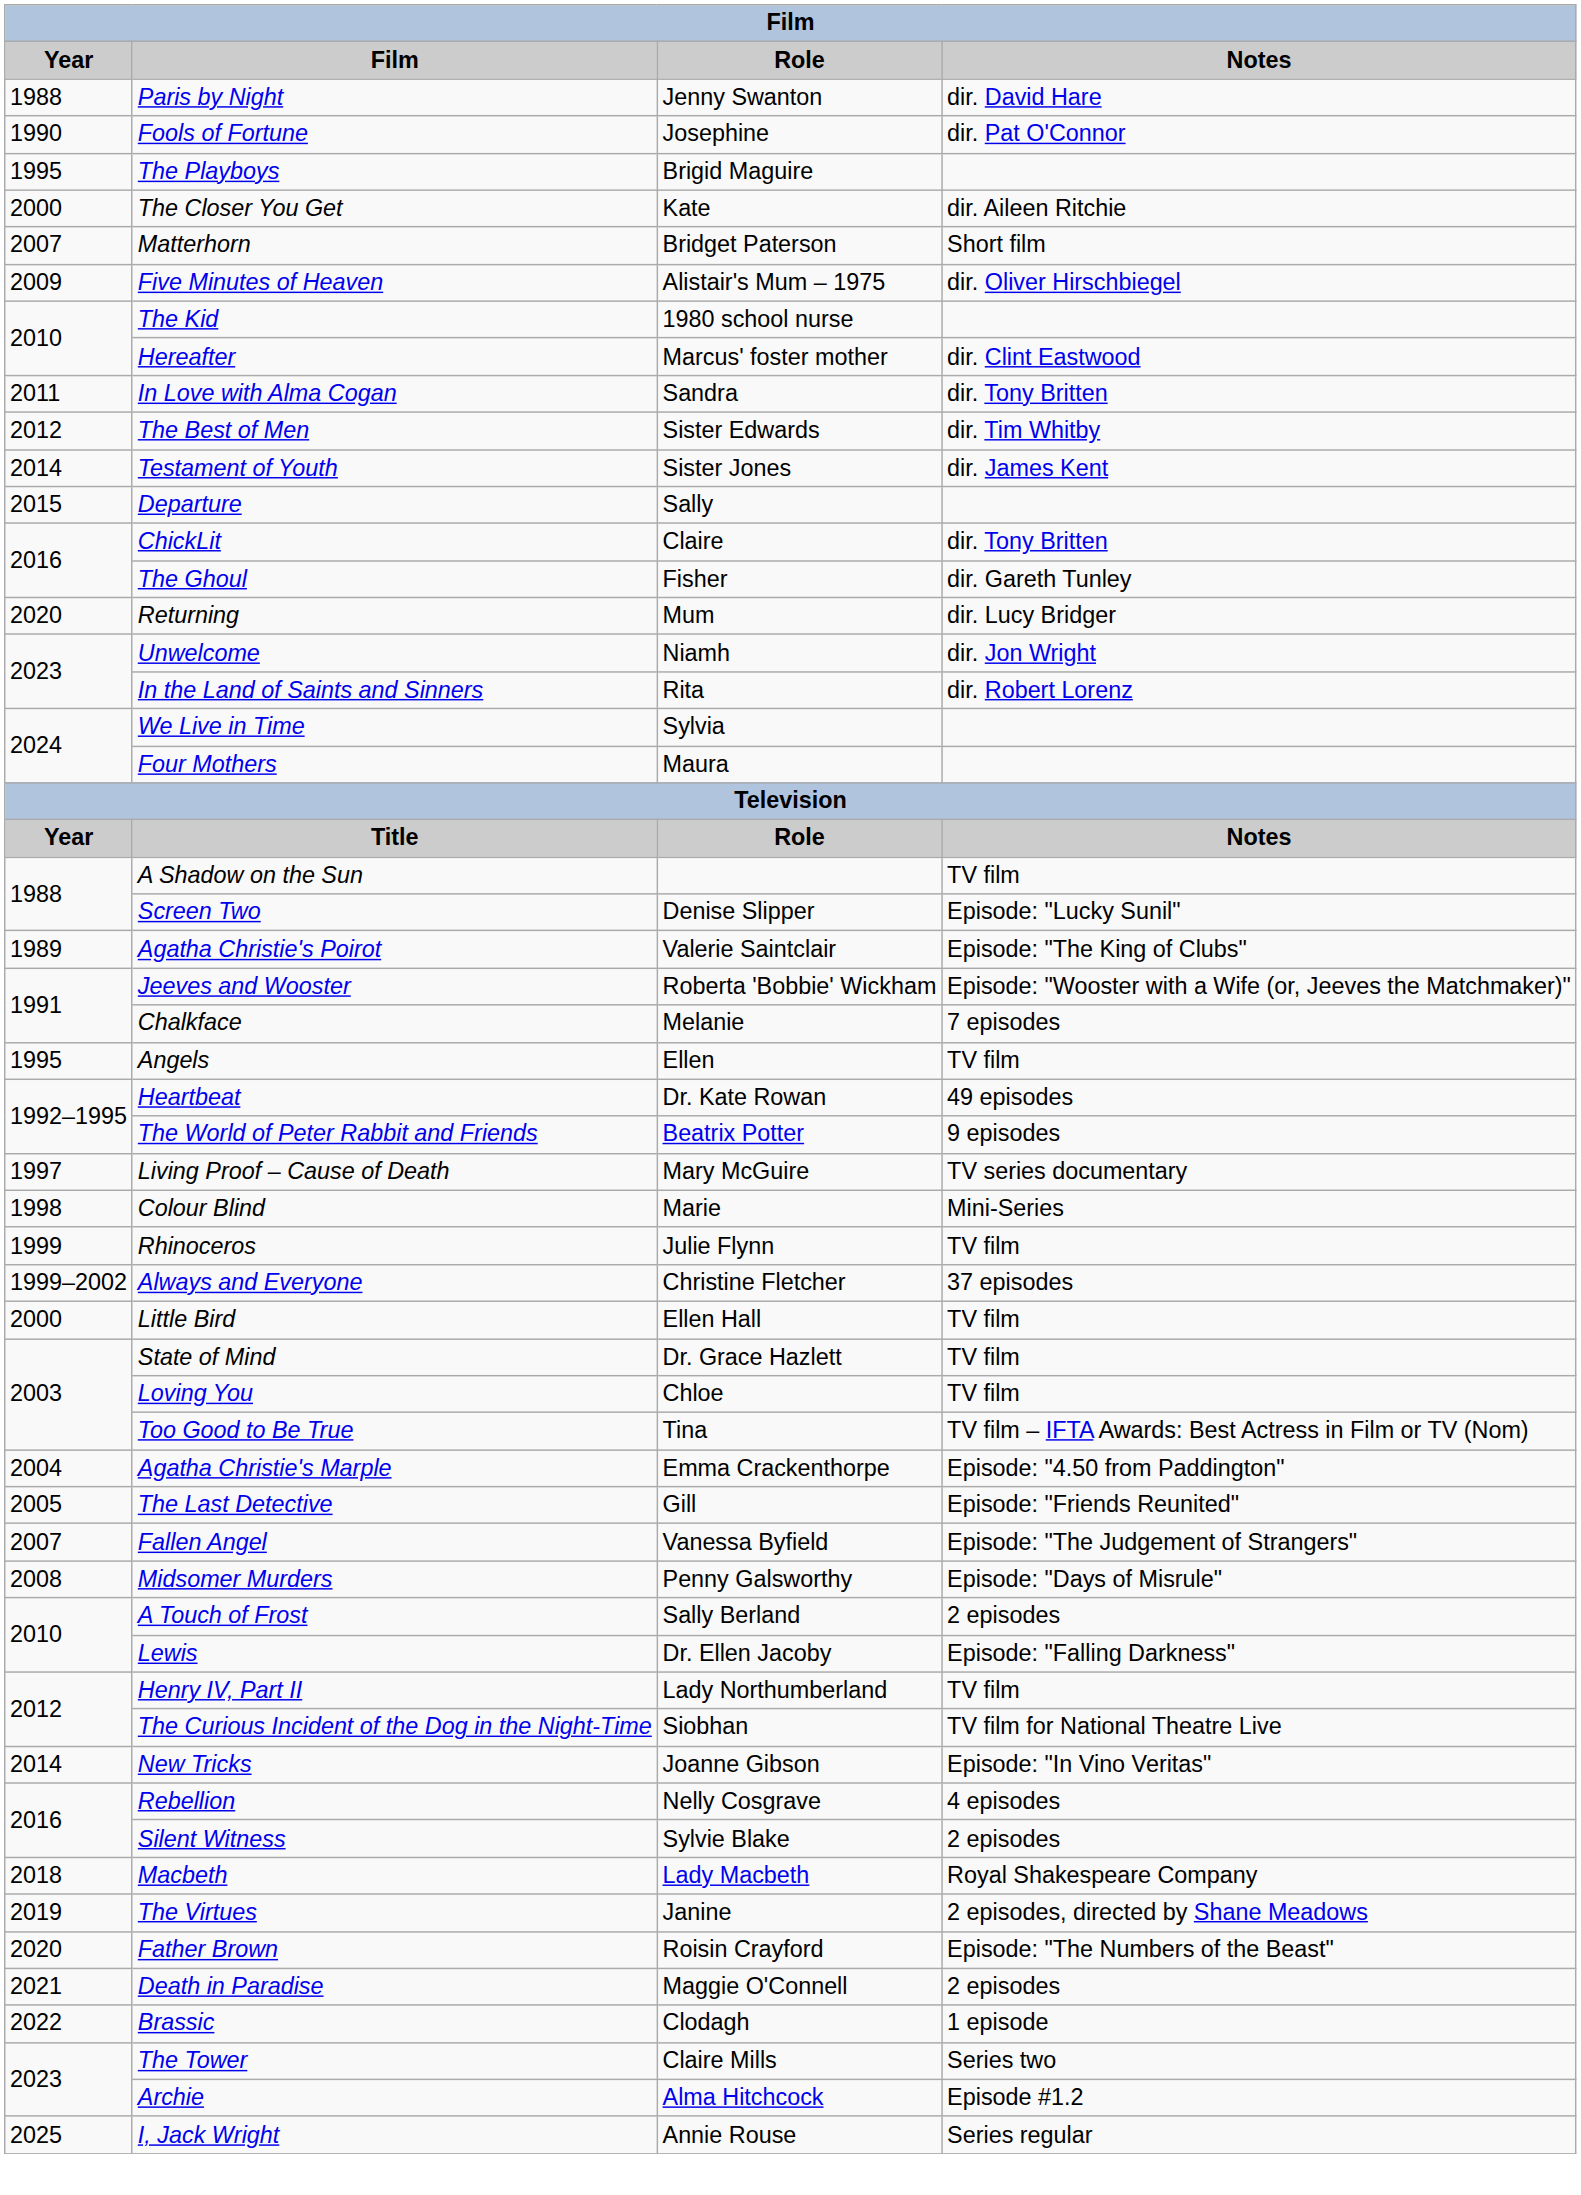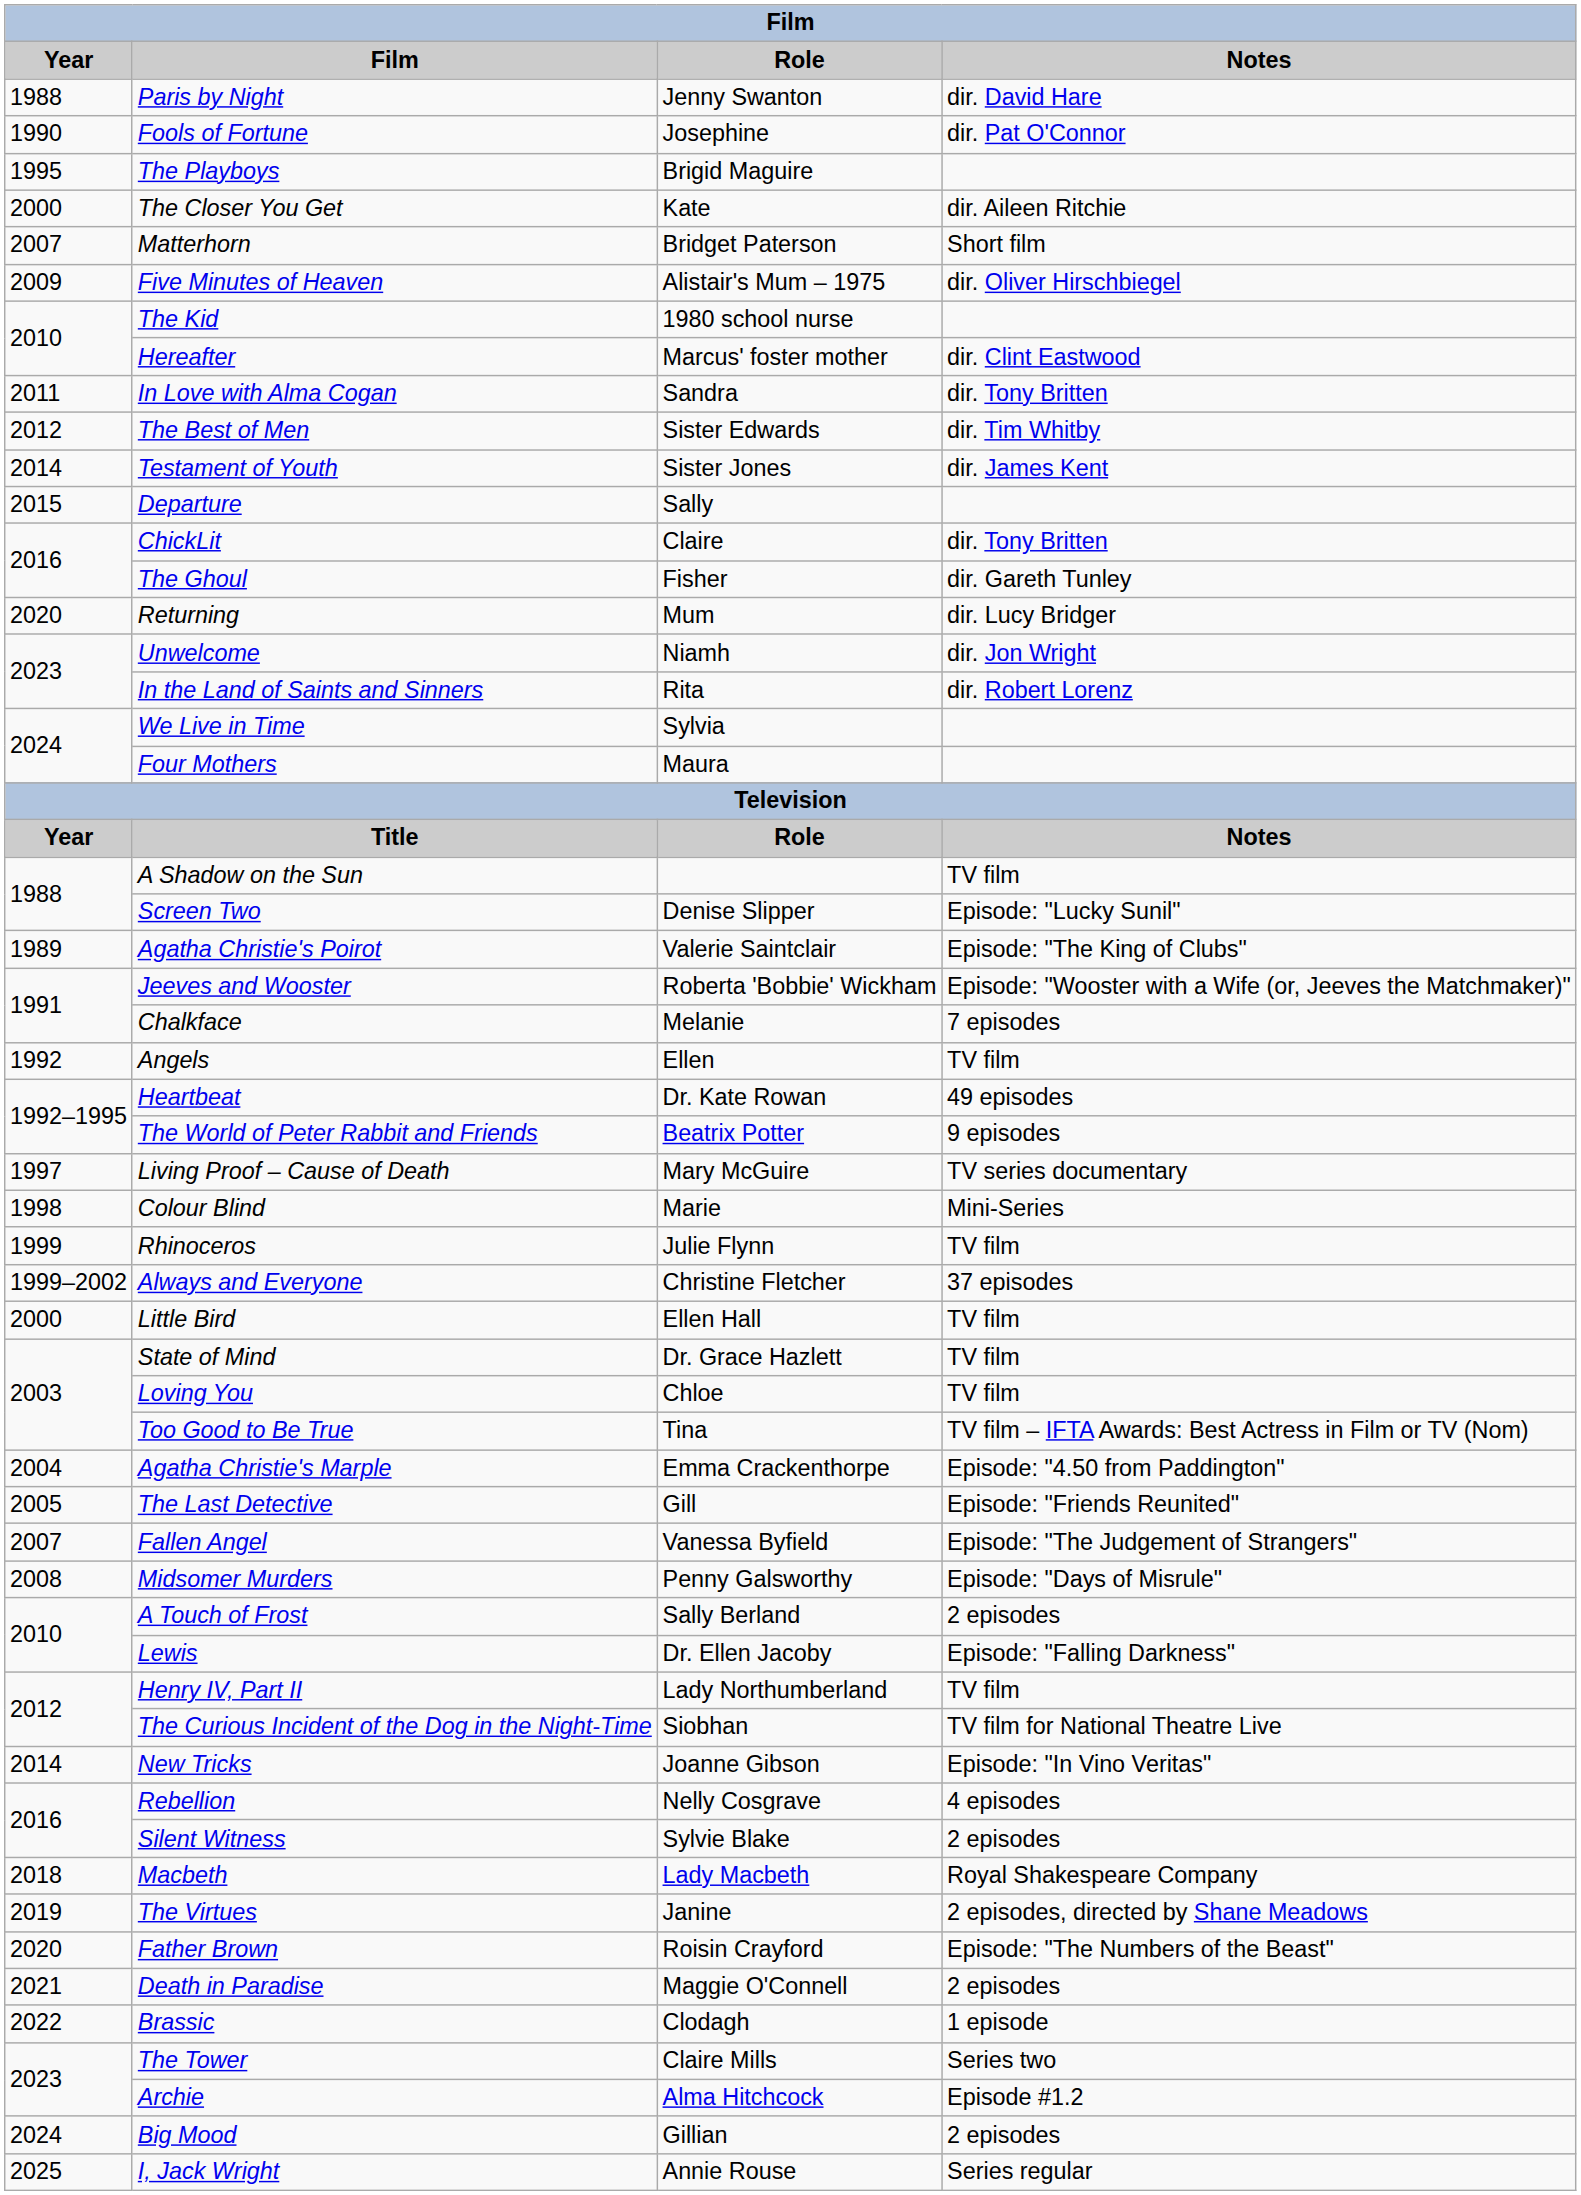(36, 1060) 1995 -> (36, 1060) 1992
+ row: (187, 2134)
